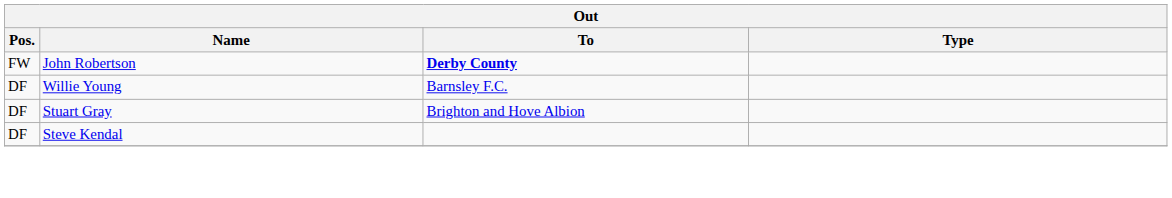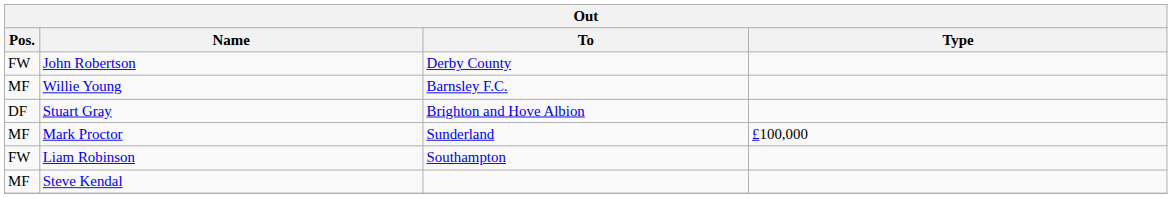(472, 63) bold -> (469, 63) normal
(17, 87) DF -> (19, 87) MF
+ row: (83, 134)
+ row: (89, 157)
(17, 134) DF -> (19, 181) MF
